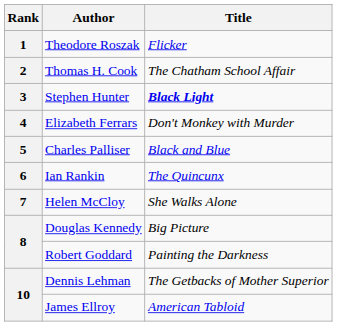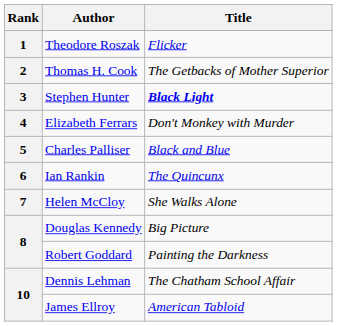(222, 70) The Chatham School Affair -> (238, 70) The Getbacks of Mother Superior
(238, 281) The Getbacks of Mother Superior -> (222, 281) The Chatham School Affair
